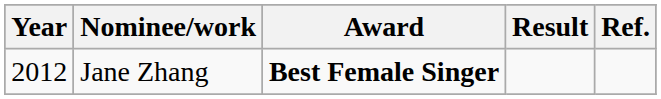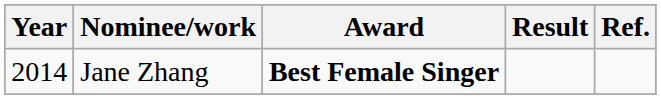(39, 71) 2012 -> (39, 71) 2014
